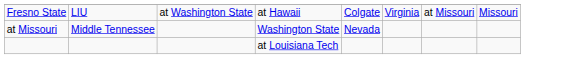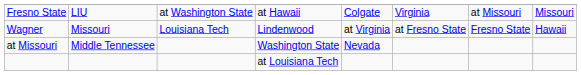+ row: (25, 29)
